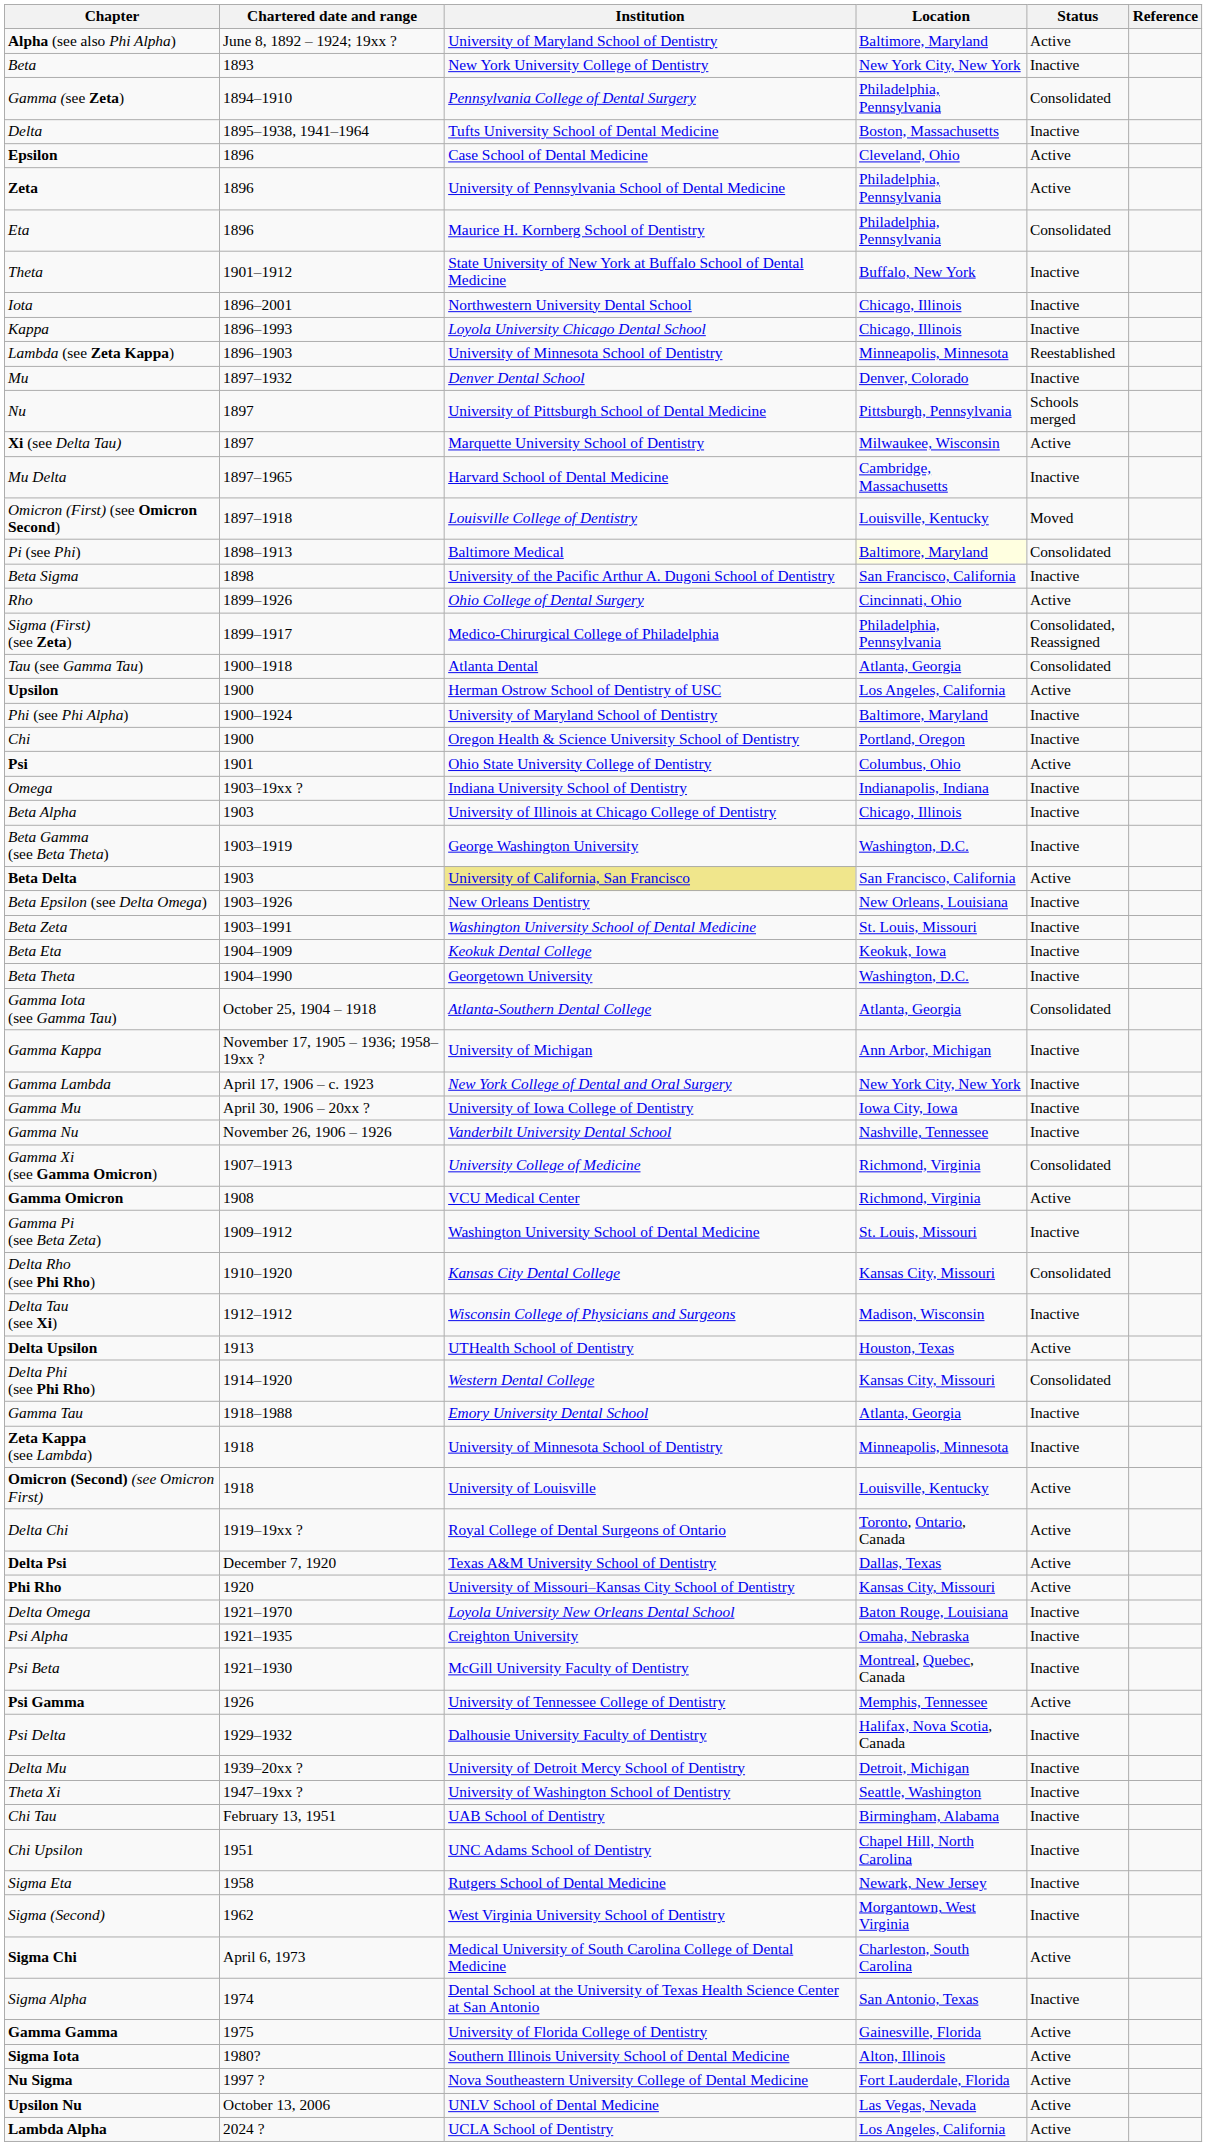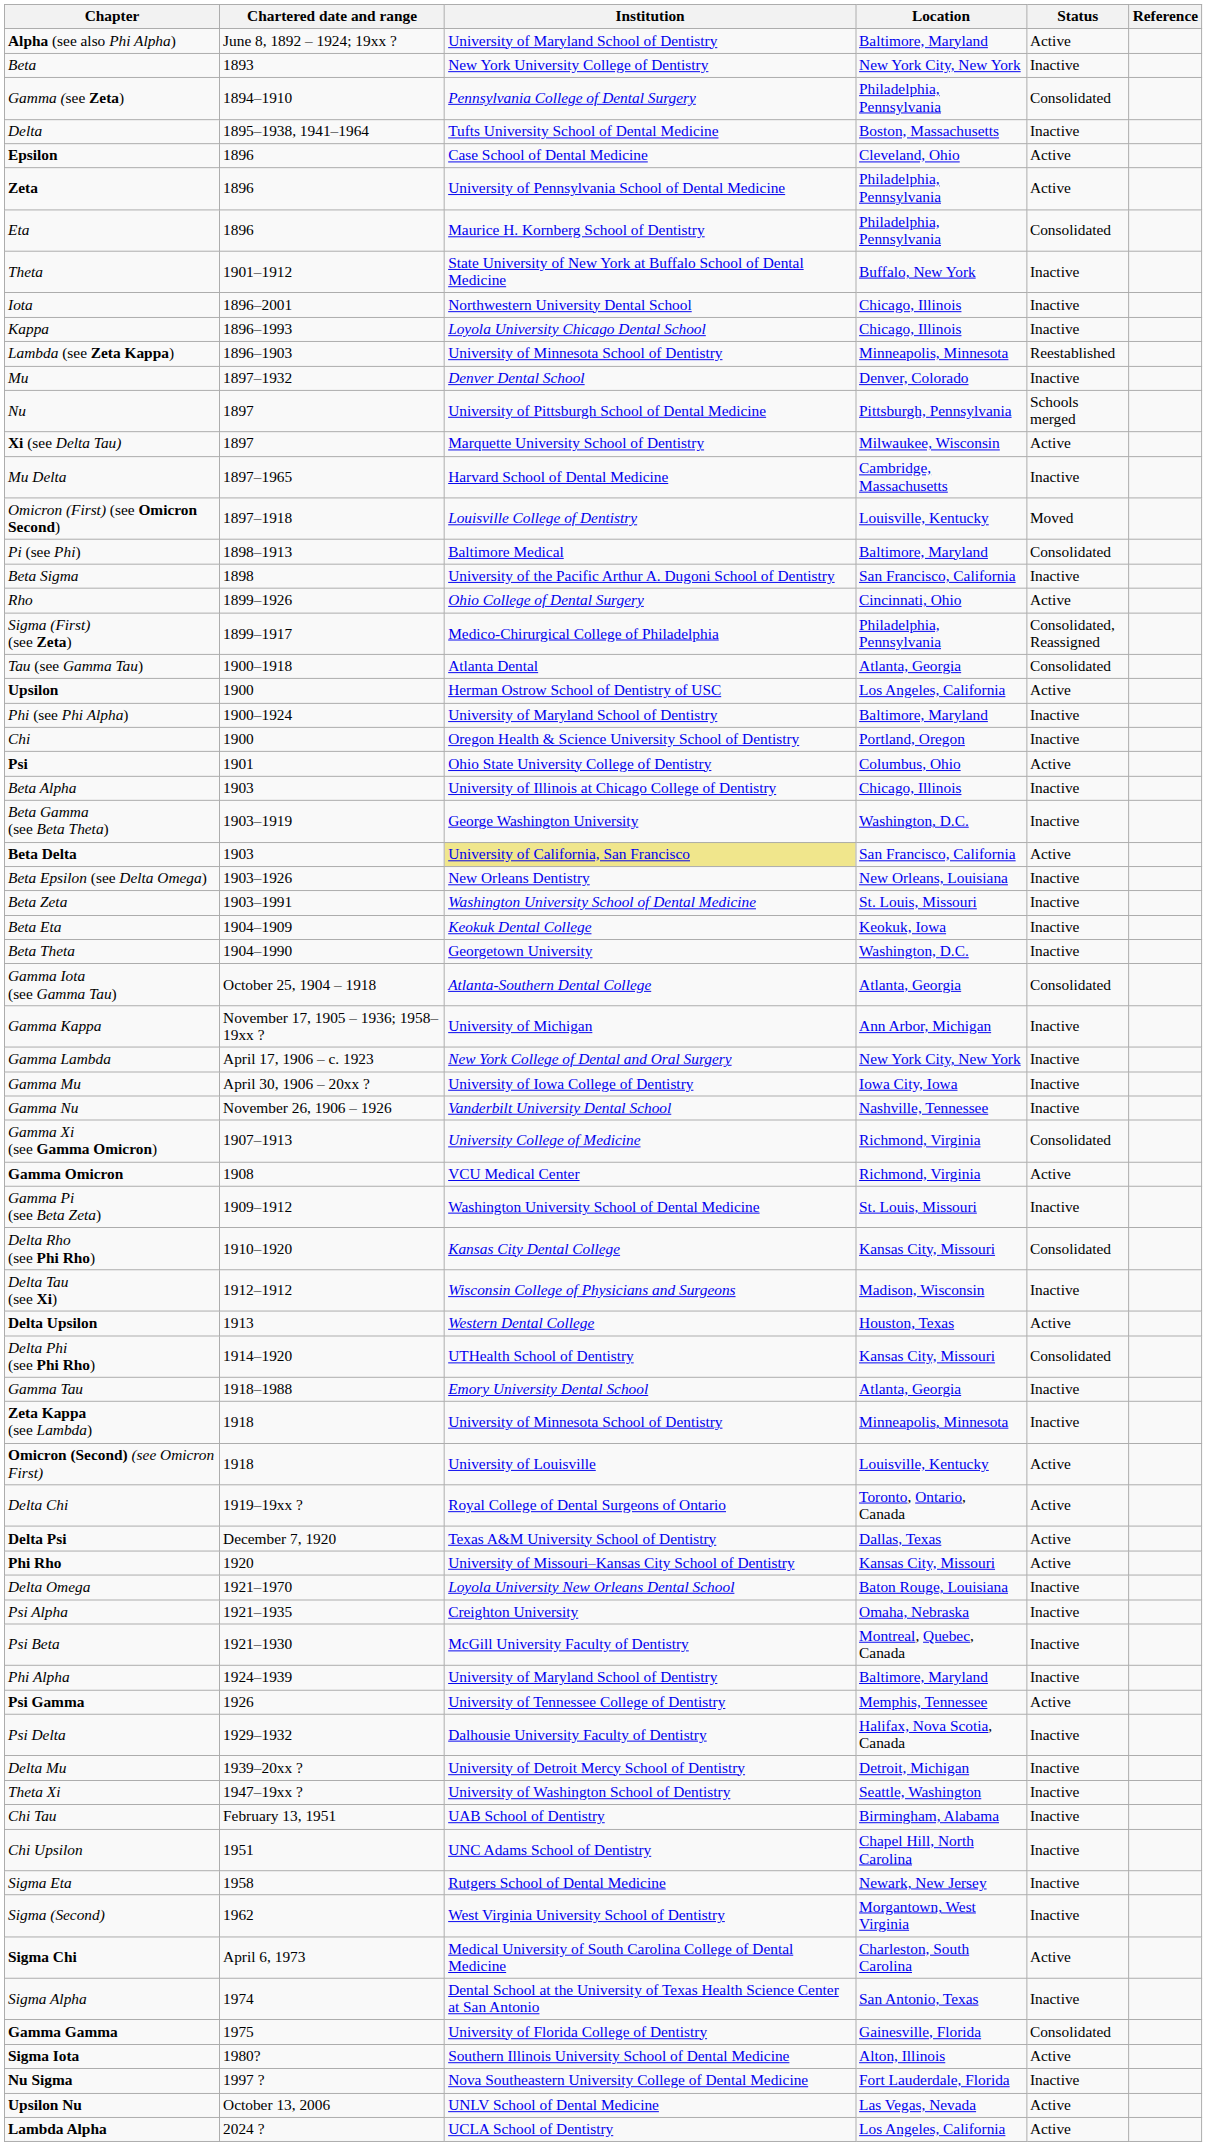(923, 551) lightyellow background -> (923, 551) no background
- row: (30, 788)
(541, 1347) UTHealth School of Dentistry -> (521, 1323) Western Dental College
(521, 1380) Western Dental College -> (541, 1356) UTHealth School of Dentistry
+ row: (39, 1677)
(1050, 2032) Active -> (1070, 2032) Consolidated
(1050, 2080) Active -> (1055, 2080) Inactive
